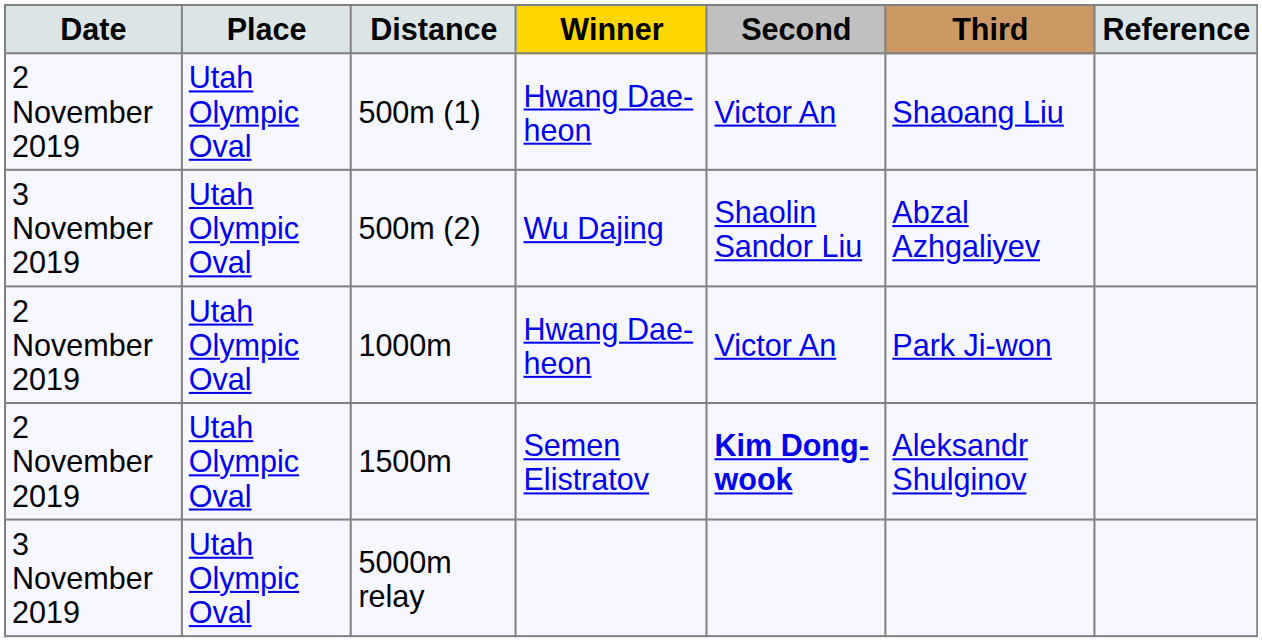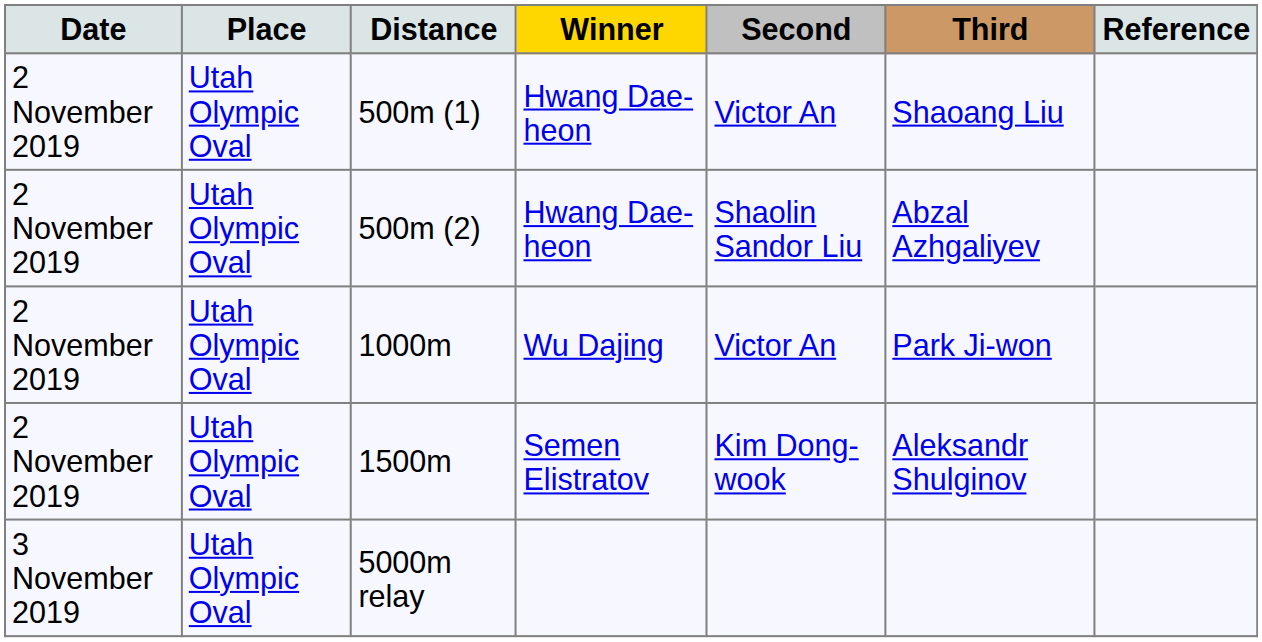(82, 228) 3 November 2019 -> (82, 228) 2 November 2019
(594, 228) Wu Dajing -> (608, 228) Hwang Dae-heon
(608, 345) Hwang Dae-heon -> (594, 345) Wu Dajing
(792, 461) bold -> (787, 461) normal
